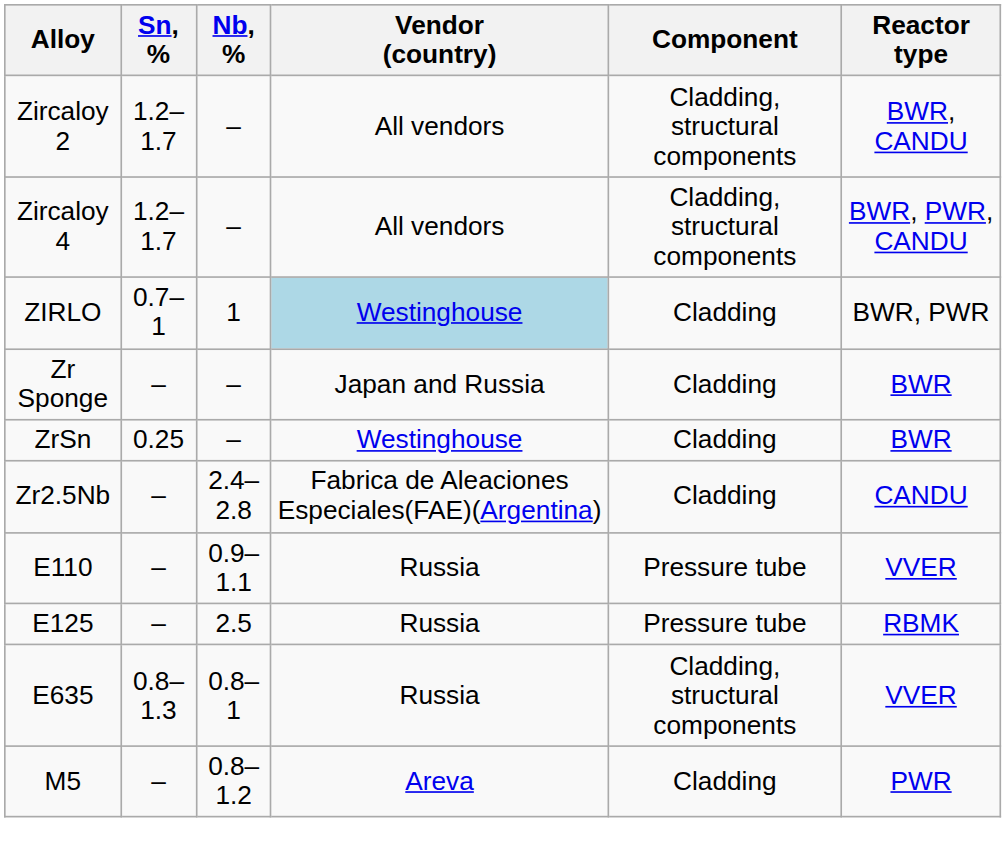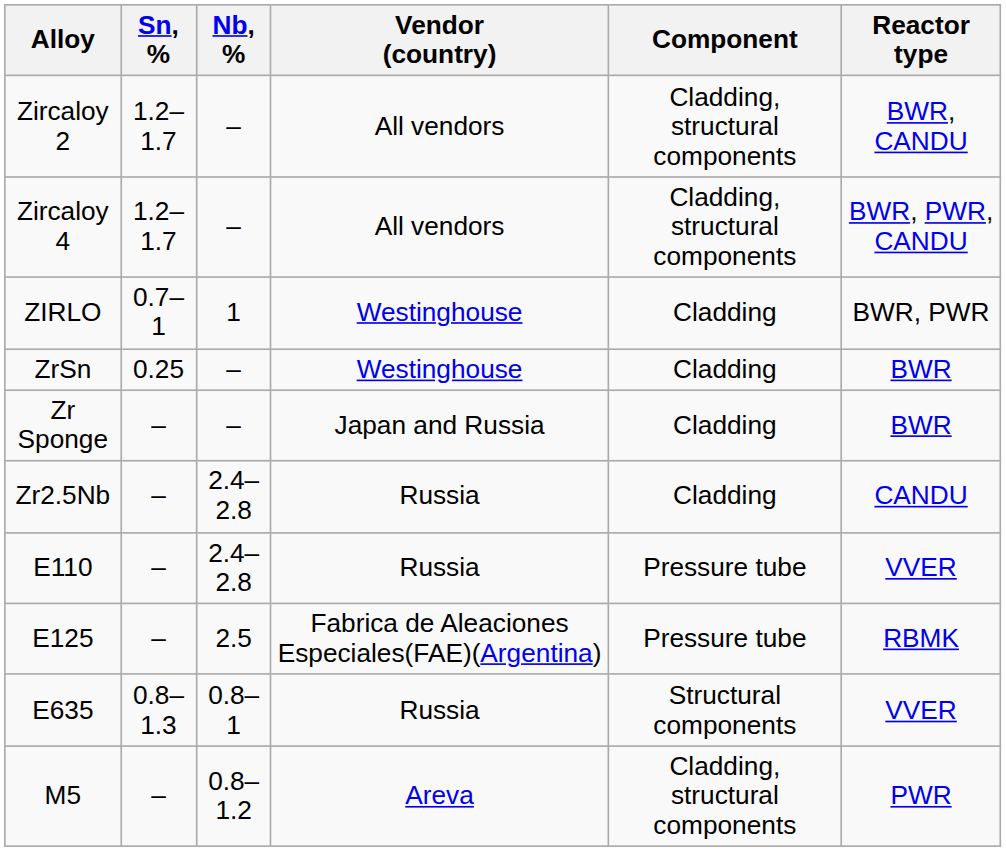(440, 312) lightblue background -> (440, 312) no background
rows swapped: (63, 383) <-> (63, 440)
(440, 496) Fabrica de Aleaciones Especiales(FAE)(Argentina) -> (440, 496) Russia
(234, 567) 0.9–1.1 -> (234, 567) 2.4–2.8
(440, 623) Russia -> (440, 638) Fabrica de Aleaciones Especiales(FAE)(Argentina)
(725, 695) Cladding, structural components -> (725, 709) Structural components
(725, 780) Cladding -> (725, 795) Cladding, structural components
